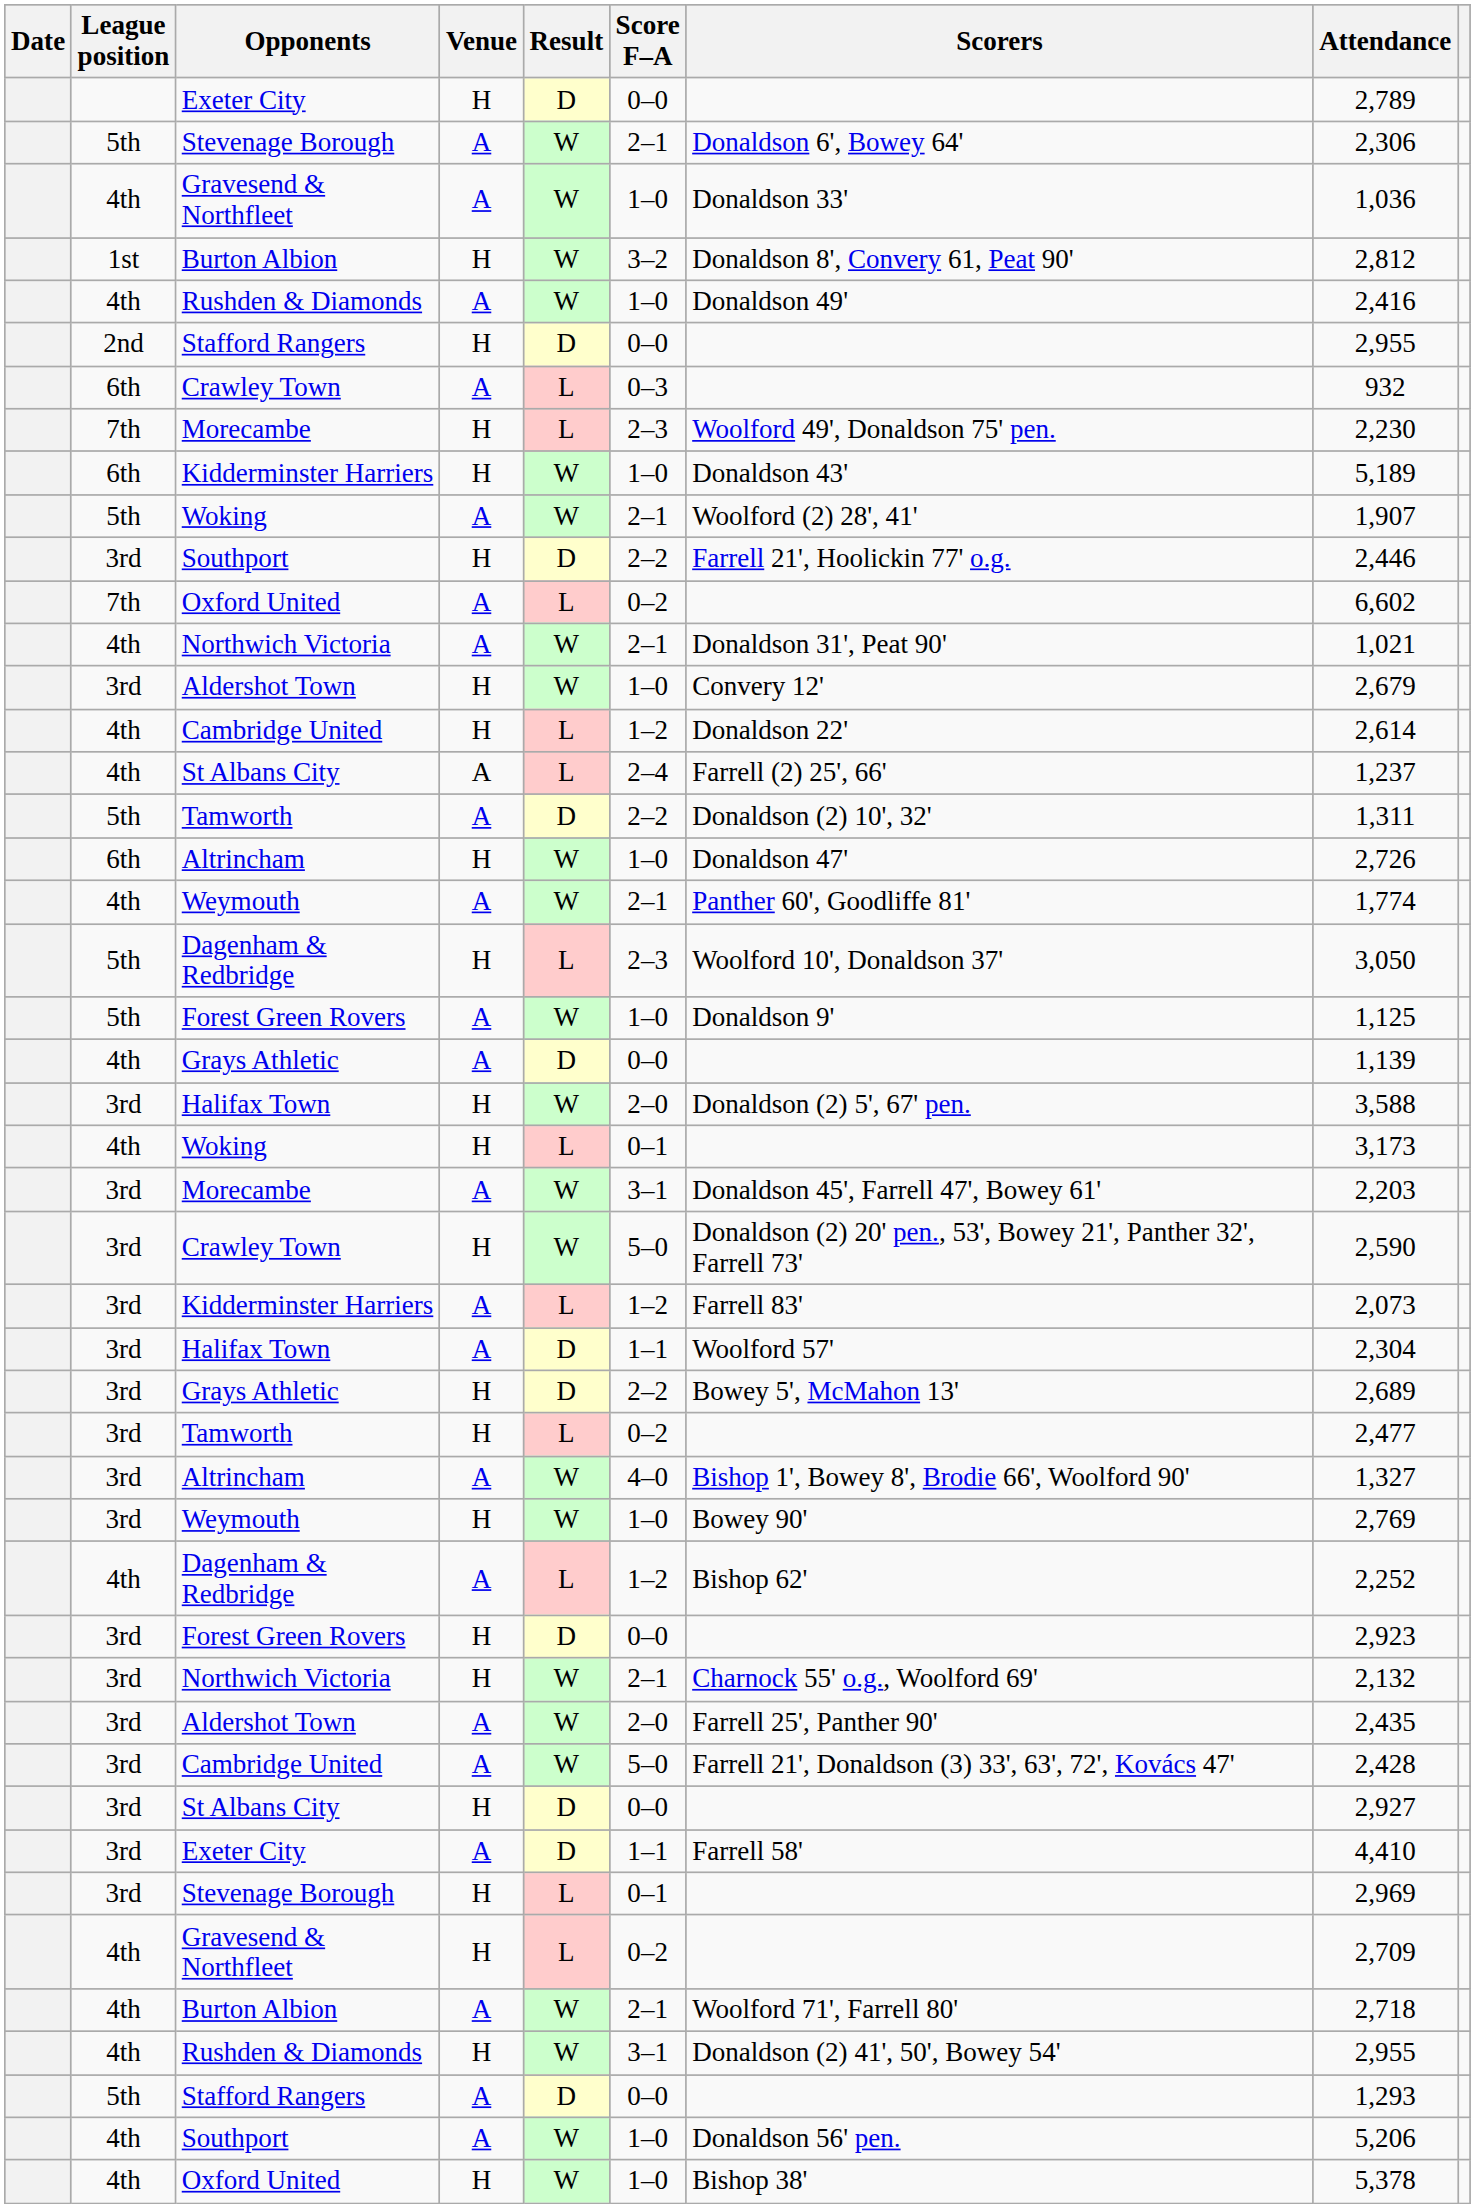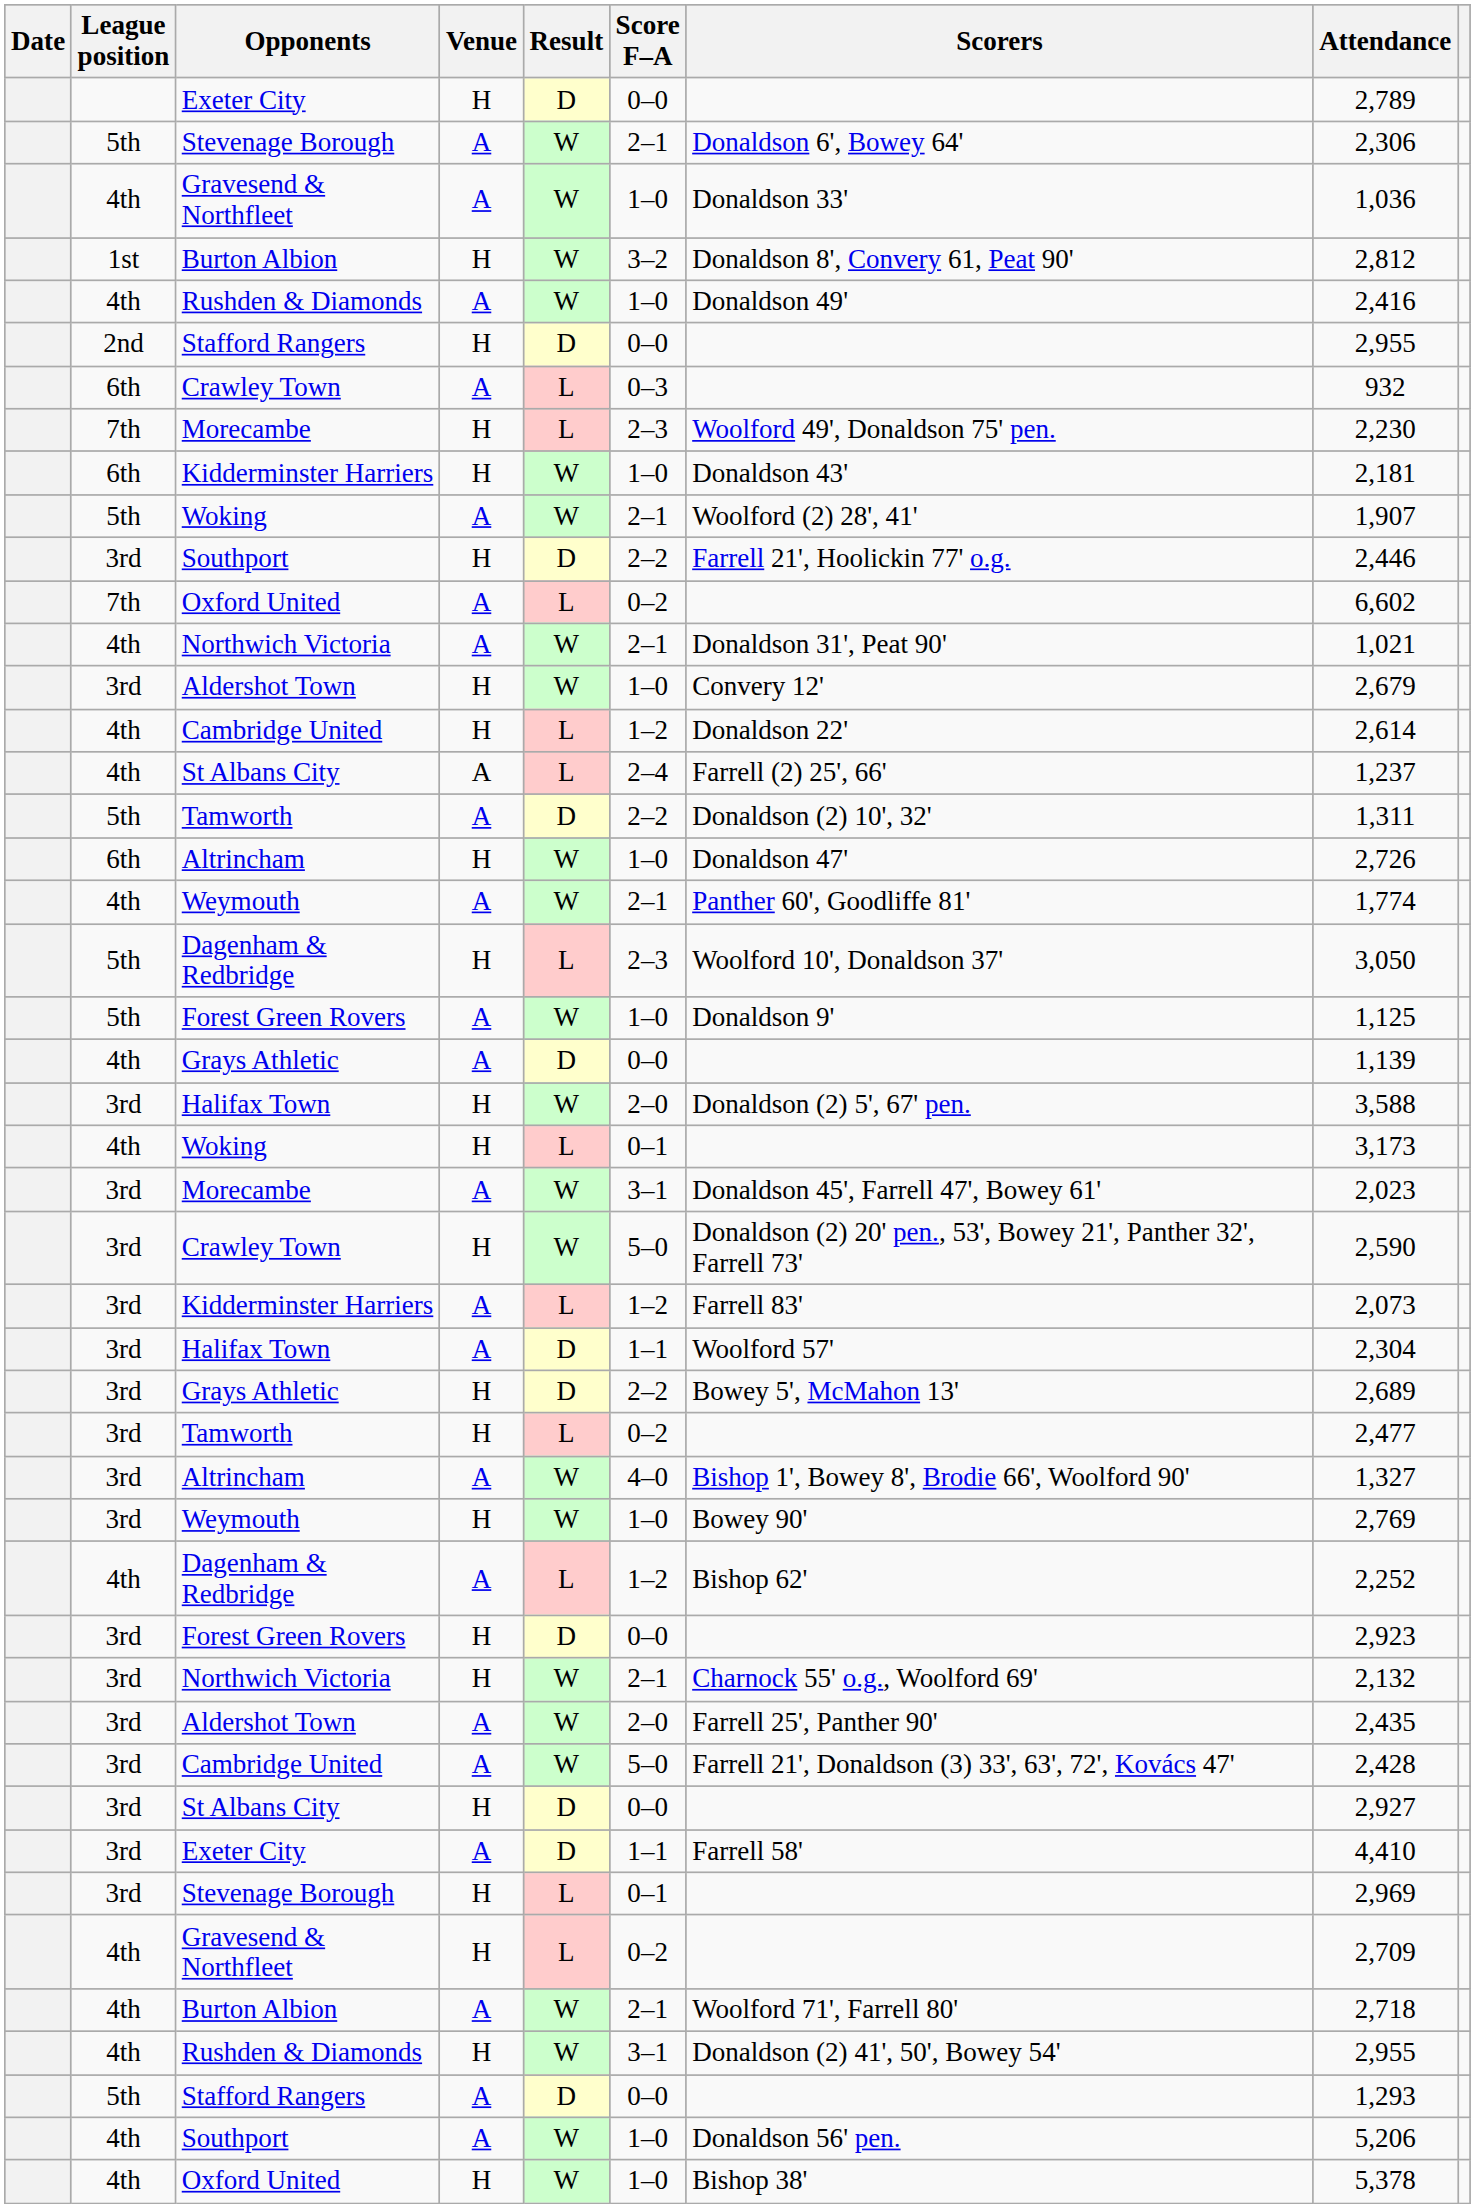(1385, 472) 5,189 -> (1385, 472) 2,181
(1385, 1189) 2,203 -> (1385, 1189) 2,023
